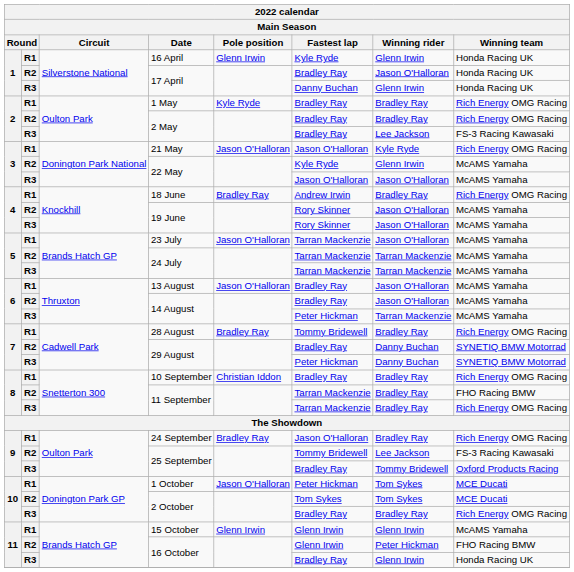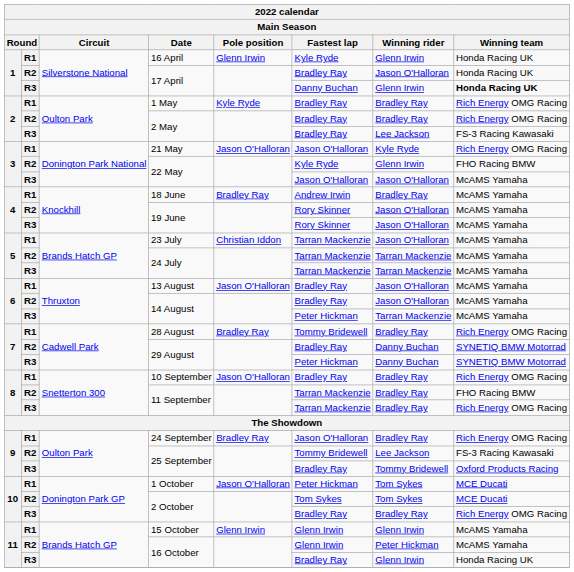(495, 88) normal -> (497, 88) bold
(492, 164) McAMS Yamaha -> (496, 164) FHO Racing BMW
(512, 194) Rich Energy OMG Racing -> (492, 194) McAMS Yamaha
(253, 240) Jason O'Halloran -> (249, 240) Christian Iddon
(249, 377) Christian Iddon -> (253, 377) Jason O'Halloran
(496, 544) FHO Racing BMW -> (492, 544) McAMS Yamaha
